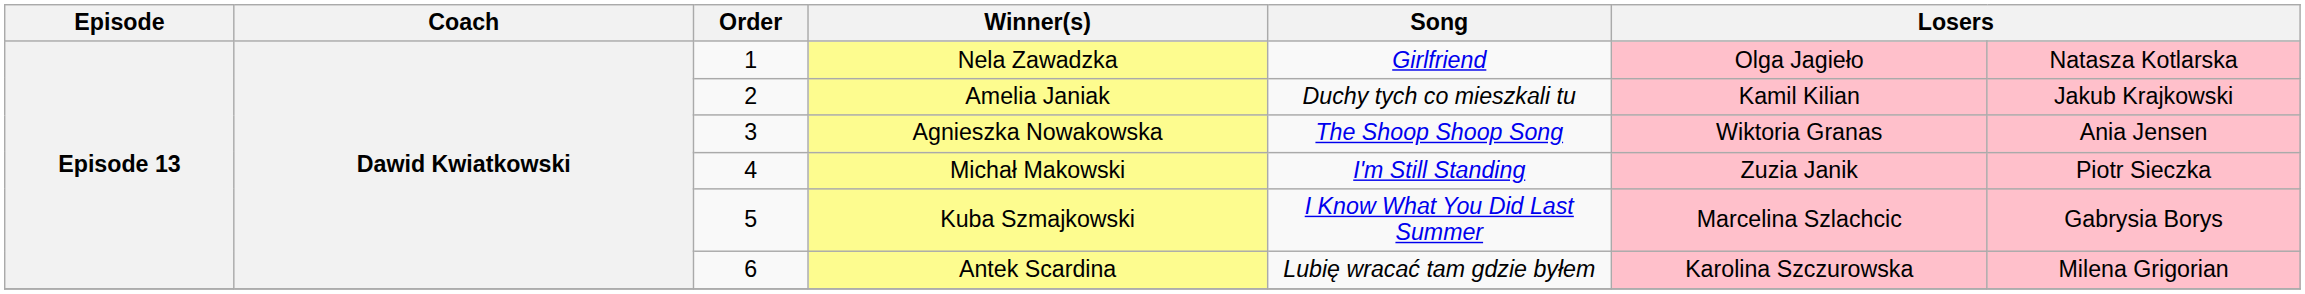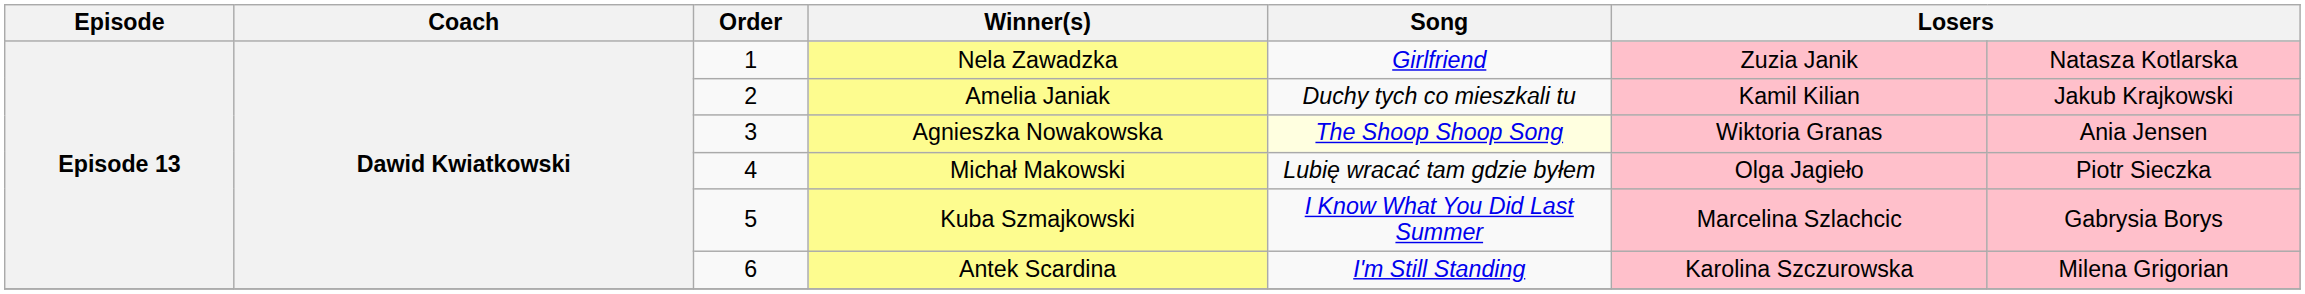(1799, 59) Olga Jagieło -> (1799, 59) Zuzia Janik
(1439, 133) no background -> (1439, 133) lightyellow background
(1439, 170) I'm Still Standing -> (1439, 170) Lubię wracać tam gdzie byłem
(1799, 170) Zuzia Janik -> (1799, 170) Olga Jagieło
(1439, 269) Lubię wracać tam gdzie byłem -> (1439, 269) I'm Still Standing
